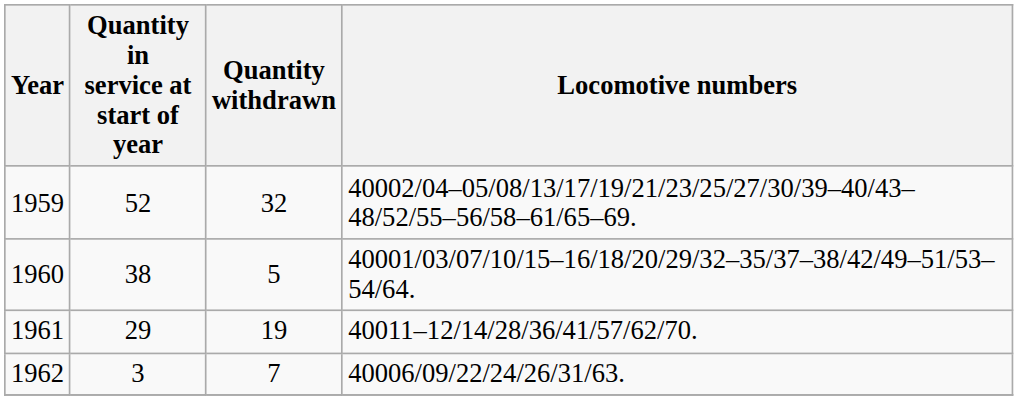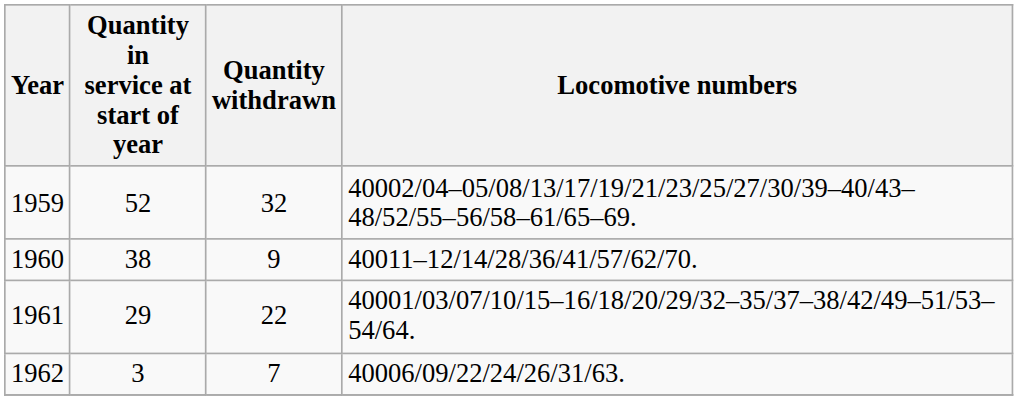(274, 274) 5 -> (274, 259) 9
(671, 274) 40001/03/07/10/15–16/18/20/29/32–35/37–38/42/49–51/53–54/64. -> (523, 259) 40011–12/14/28/36/41/57/62/70.
(274, 331) 19 -> (274, 316) 22
(523, 331) 40011–12/14/28/36/41/57/62/70. -> (671, 316) 40001/03/07/10/15–16/18/20/29/32–35/37–38/42/49–51/53–54/64.
